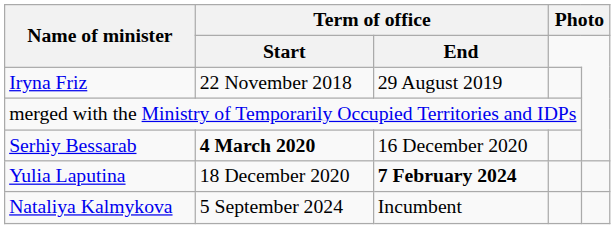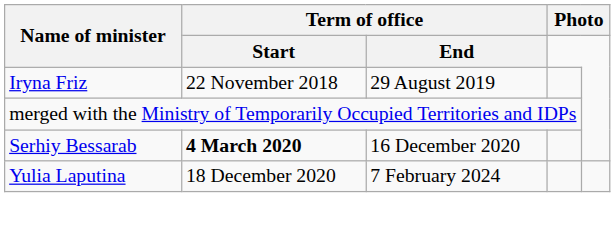(447, 176) bold -> (435, 176) normal
- row: (91, 207)
